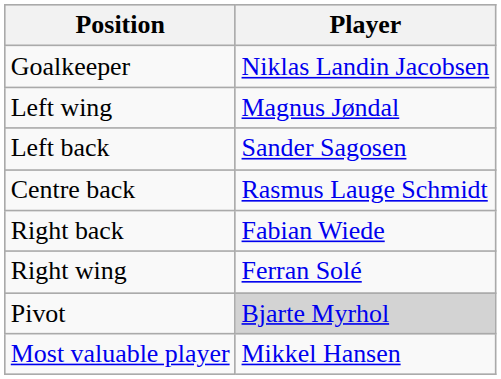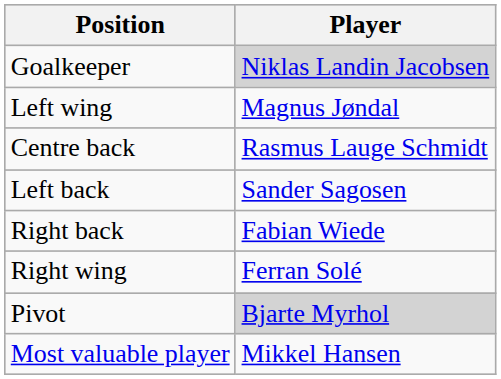(365, 66) no background -> (365, 66) lightgrey background
rows swapped: (60, 148) <-> (73, 189)
